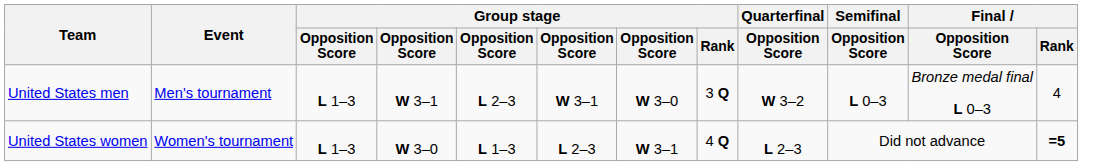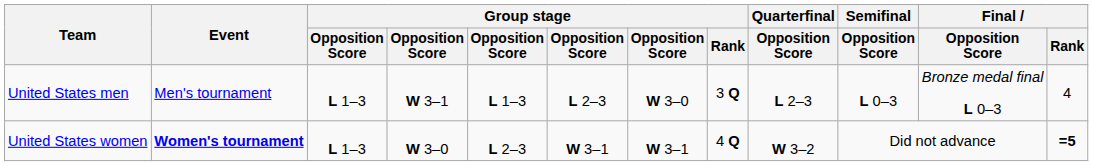(497, 101) L 2–3 -> (507, 101) L 1–3
(577, 101) W 3–1 -> (587, 101) L 2–3
(783, 101) W 3–2 -> (793, 101) L 2–3
(224, 141) normal -> (229, 141) bold
(497, 149) L 1–3 -> (507, 149) L 2–3
(577, 149) L 2–3 -> (587, 149) W 3–1
(783, 149) L 2–3 -> (793, 149) W 3–2
